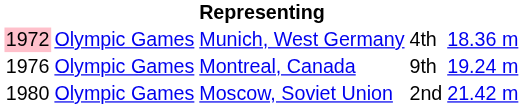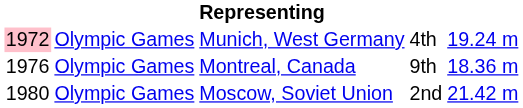(483, 39) 18.36 m -> (483, 39) 19.24 m
(483, 66) 19.24 m -> (483, 66) 18.36 m
